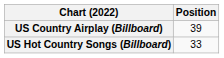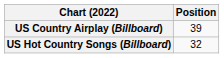(196, 45) 33 -> (196, 45) 32
